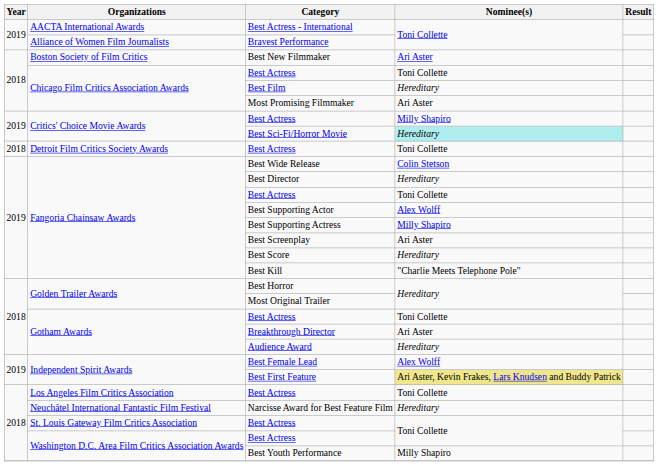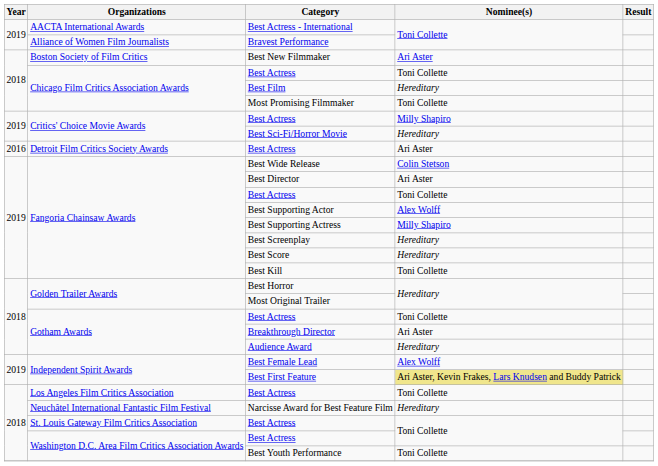(415, 103) Ari Aster -> (422, 103) Toni Collette
(418, 133) paleturquoise background -> (418, 133) no background
(16, 149) 2018 -> (16, 149) 2016
(422, 149) Toni Collette -> (415, 149) Ari Aster
(418, 179) Hereditary -> (415, 179) Ari Aster
(415, 240) Ari Aster -> (418, 240) Hereditary
(459, 270) "Charlie Meets Telephone Pole" -> (422, 270) Toni Collette
(424, 453) Milly Shapiro -> (422, 453) Toni Collette
